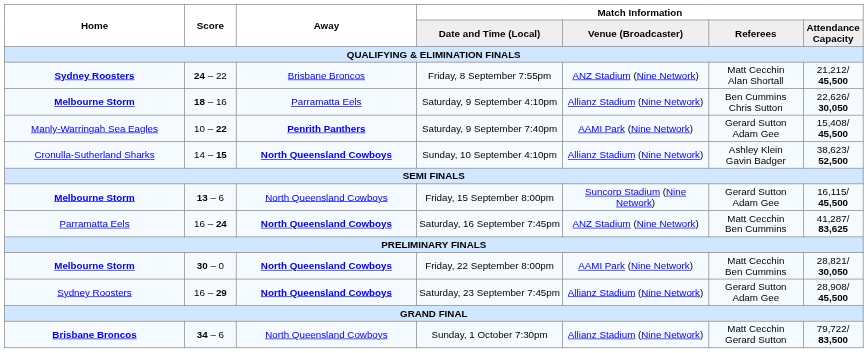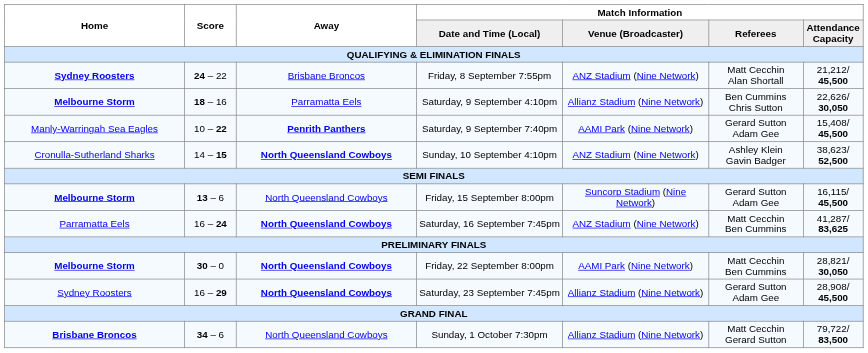(636, 155) Allianz Stadium (Nine Network) -> (636, 155) ANZ Stadium (Nine Network)
